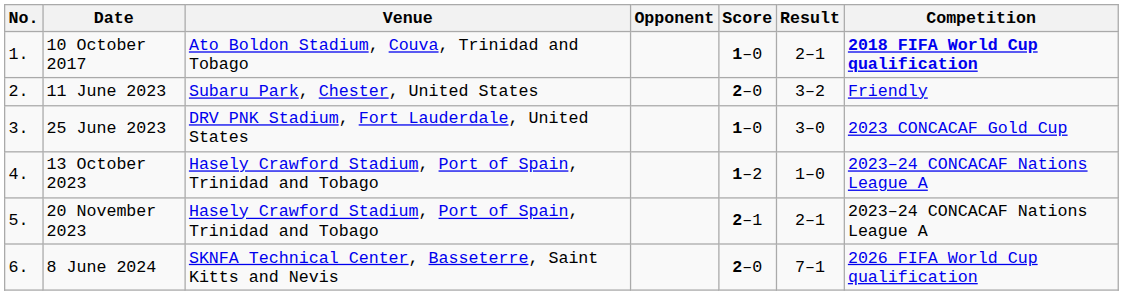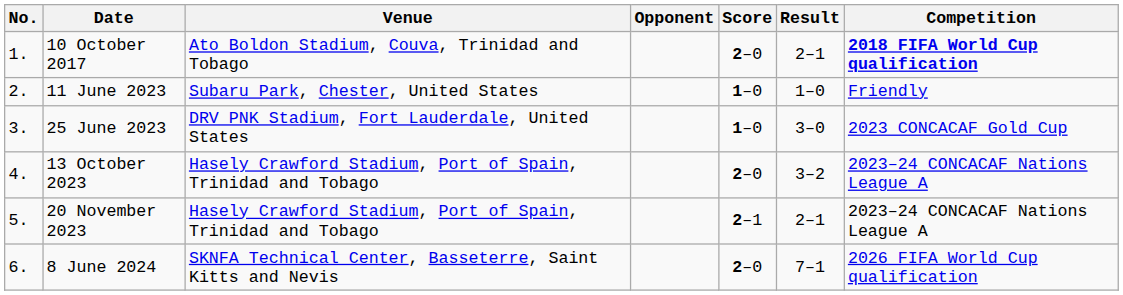(747, 55) 1–0 -> (747, 55) 2–0
(747, 92) 2–0 -> (747, 92) 1–0
(810, 92) 3–2 -> (810, 92) 1–0
(747, 175) 1–2 -> (747, 175) 2–0
(810, 175) 1–0 -> (810, 175) 3–2
